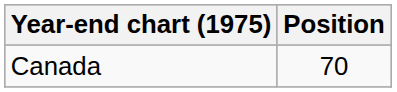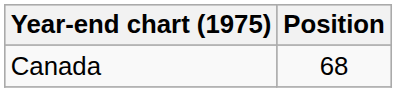(334, 65) 70 -> (334, 65) 68
